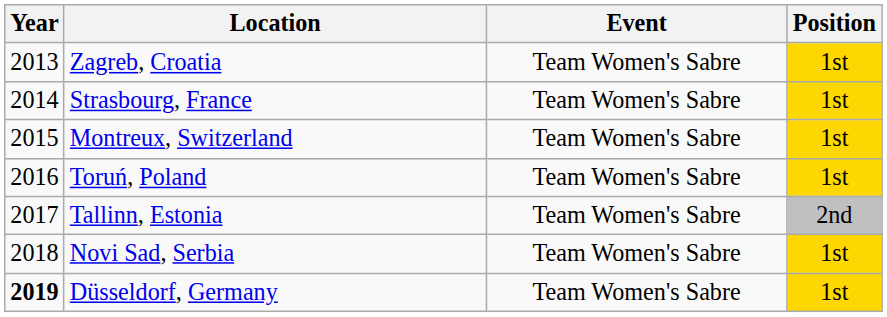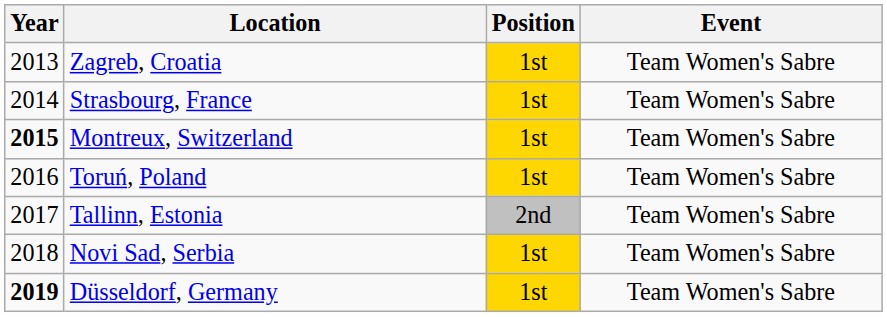columns swapped: (637, 23) <-> (834, 23)
(34, 138) normal -> (34, 138) bold
